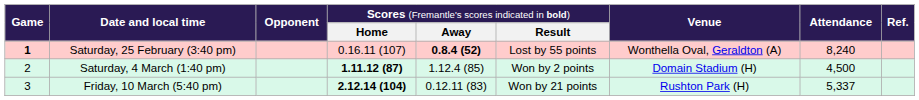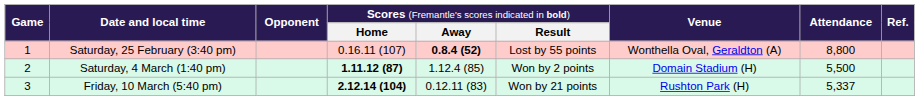(27, 50) bold -> (27, 50) normal
(841, 50) 8,240 -> (841, 50) 8,800
(841, 68) 4,500 -> (841, 68) 5,500
